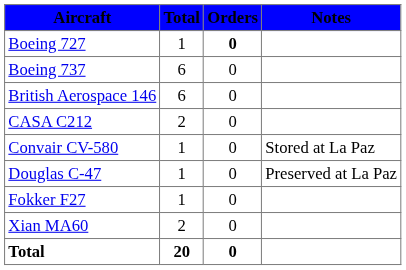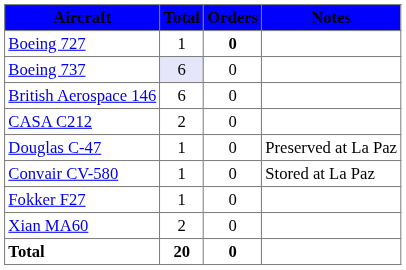(182, 69) no background -> (182, 69) lavender background
rows swapped: (63, 147) <-> (55, 173)
